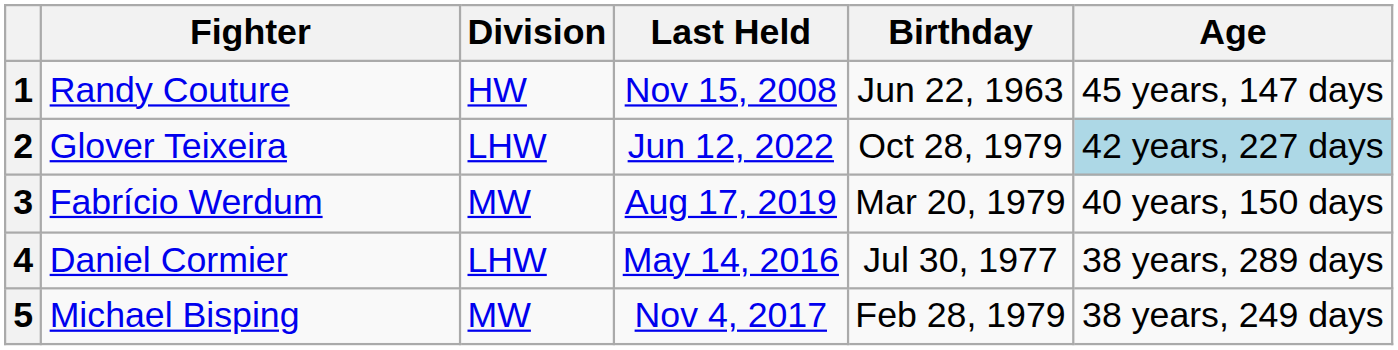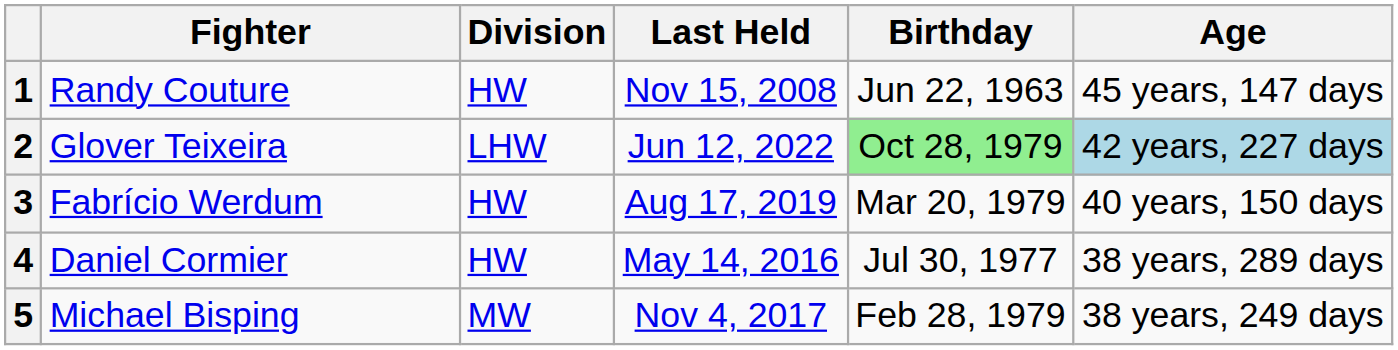(960, 145) no background -> (960, 145) lightgreen background
(499, 202) MW -> (497, 202) HW
(507, 259) LHW -> (497, 259) HW
